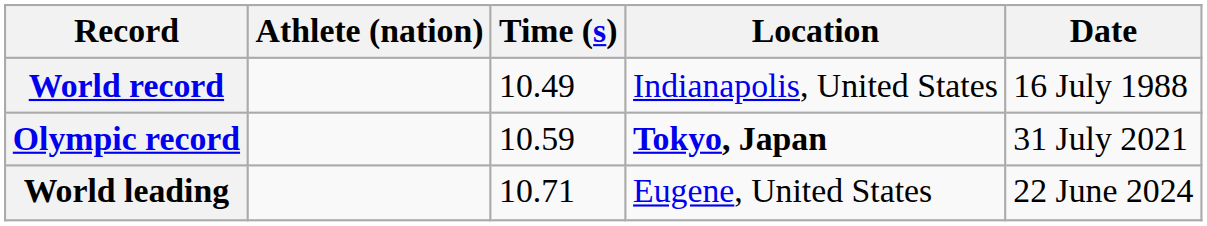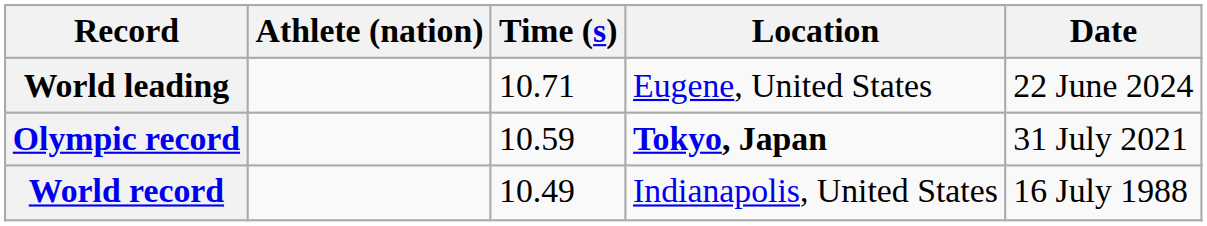rows swapped: (126, 84) <-> (126, 191)
